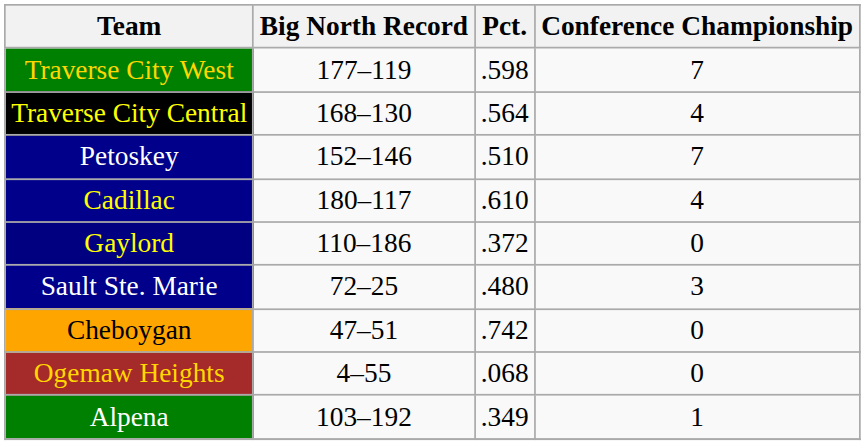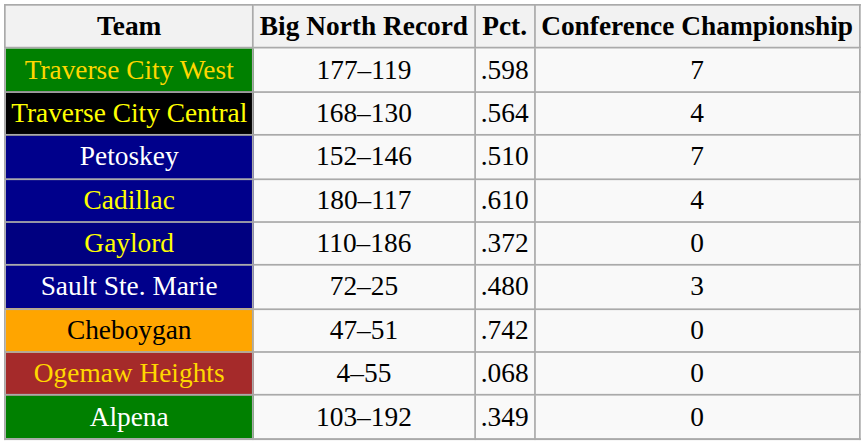(697, 416) 1 -> (697, 416) 0
